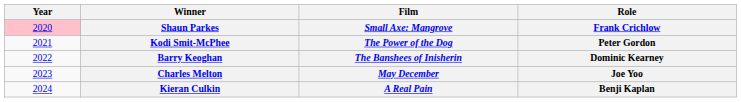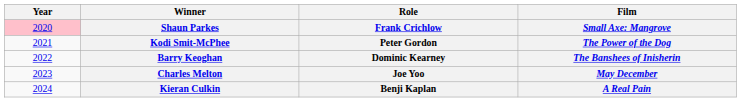columns swapped: (408, 12) <-> (627, 12)
